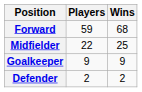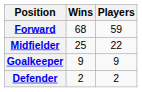columns swapped: (87, 12) <-> (122, 12)
